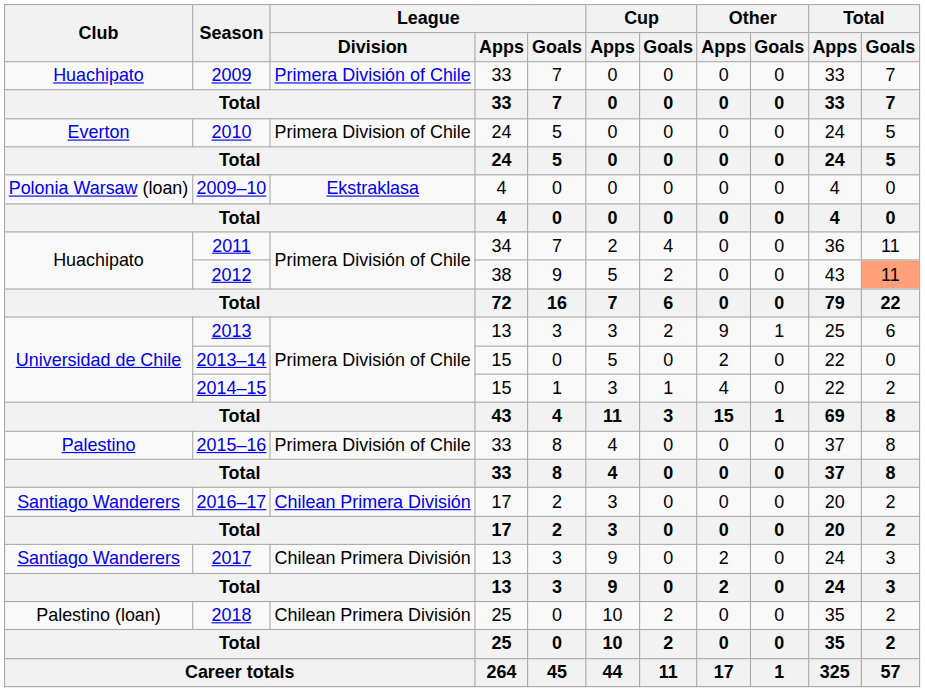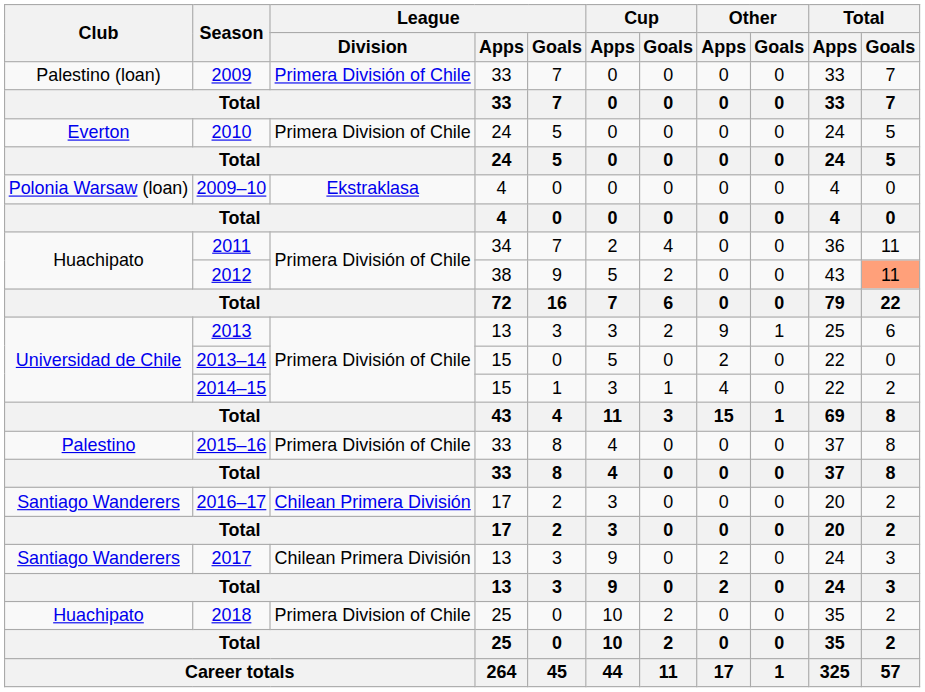(98, 75) Huachipato -> (98, 75) Palestino (loan)
(98, 615) Palestino (loan) -> (98, 615) Huachipato
(373, 615) Chilean Primera División -> (373, 615) Primera Division of Chile
